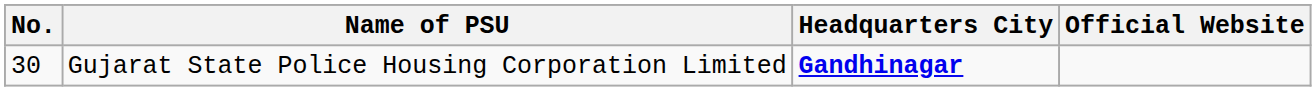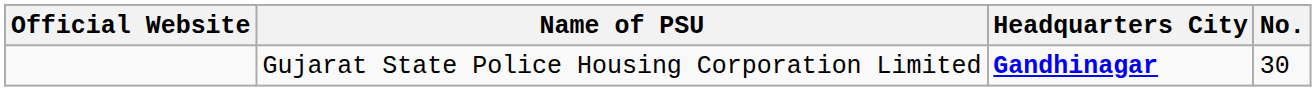columns swapped: (33, 25) <-> (1185, 25)
